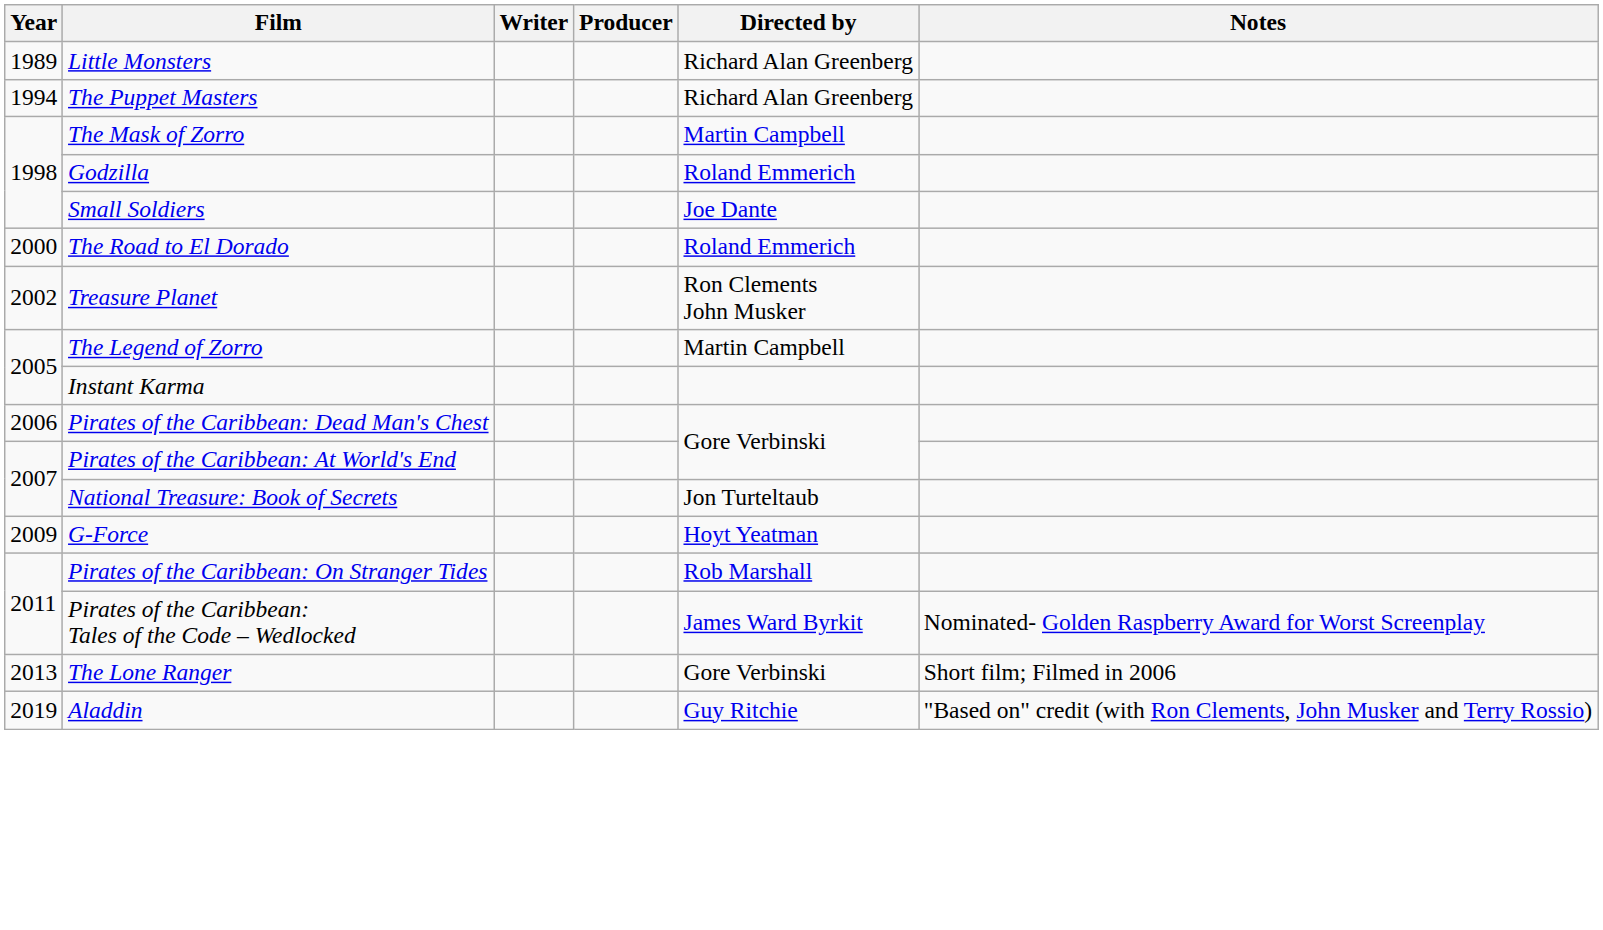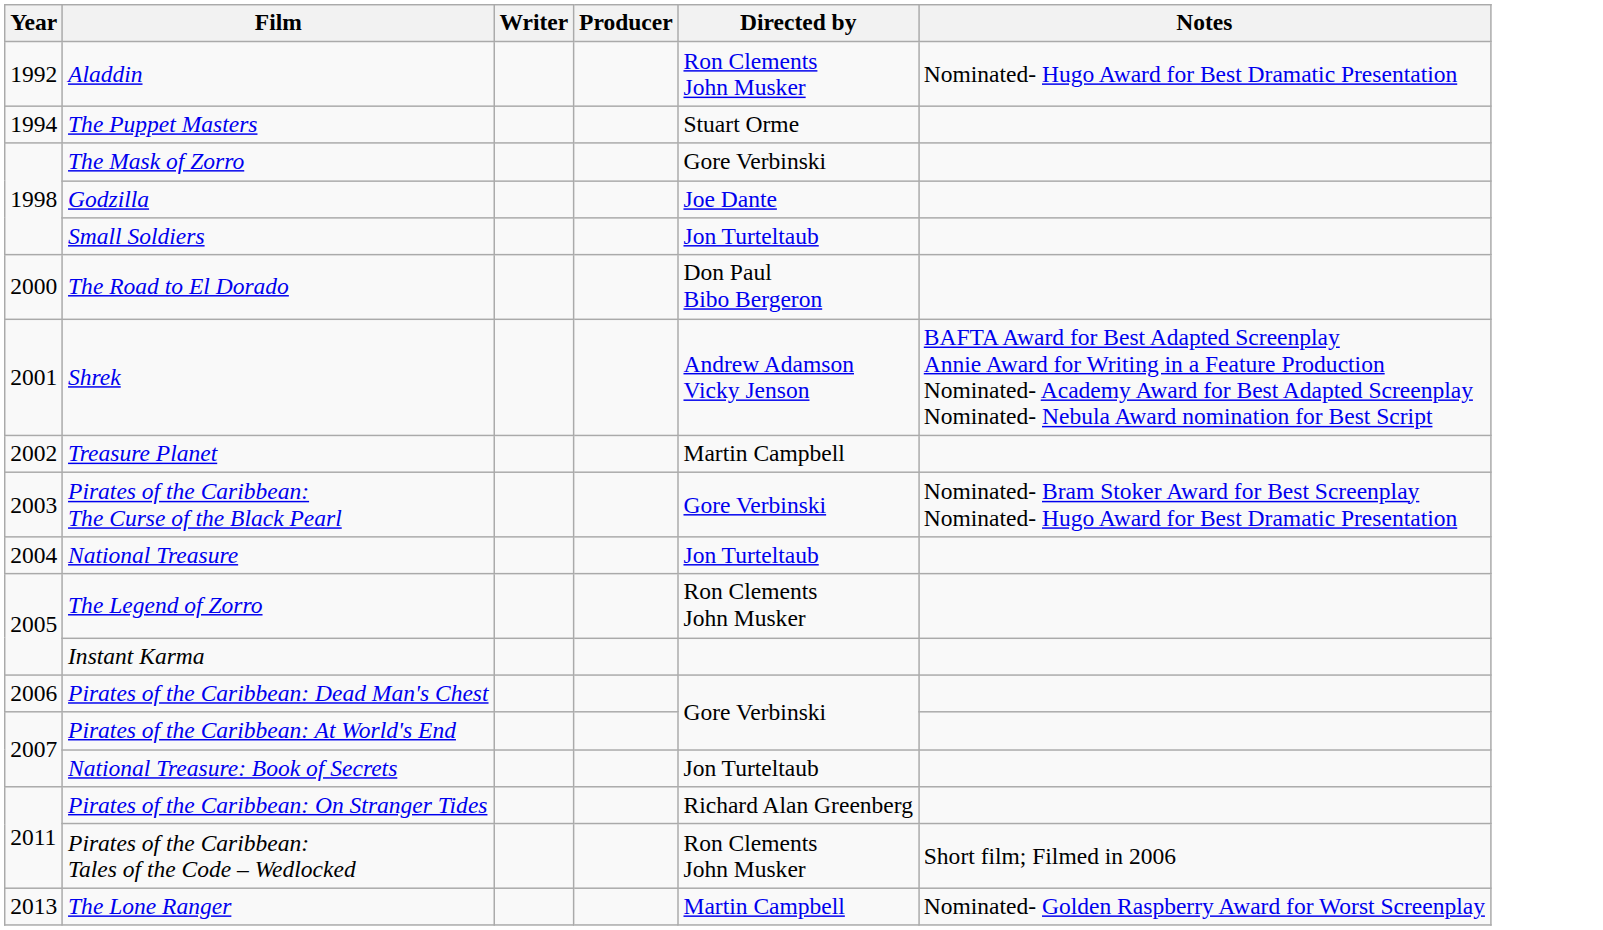- row: (34, 60)
+ row: (34, 73)
(798, 97) Richard Alan Greenberg -> (741, 124) Stuart Orme
(764, 135) Martin Campbell -> (755, 161) Gore Verbinski
(769, 172) Roland Emmerich -> (730, 198) Joe Dante
(730, 209) Joe Dante -> (751, 236) Jon Turteltaub
(769, 246) Roland Emmerich -> (753, 286) Don Paul Bibo Bergeron
+ row: (34, 376)
(750, 297) Ron Clements John Musker -> (764, 453) Martin Campbell
+ row: (34, 504)
+ row: (34, 554)
(764, 348) Martin Campbell -> (750, 605) Ron Clements John Musker
- row: (34, 534)
(748, 571) Rob Marshall -> (798, 805) Richard Alan Greenberg
(773, 622) James Ward Byrkit -> (750, 855) Ron Clements John Musker
(1204, 622) Nominated- Golden Raspberry Award for Worst Screenplay -> (1050, 855) Short film; Filmed in 2006
(755, 672) Gore Verbinski -> (764, 906) Martin Campbell
(1050, 672) Short film; Filmed in 2006 -> (1204, 906) Nominated- Golden Raspberry Award for Worst Screenplay
- row: (34, 710)
